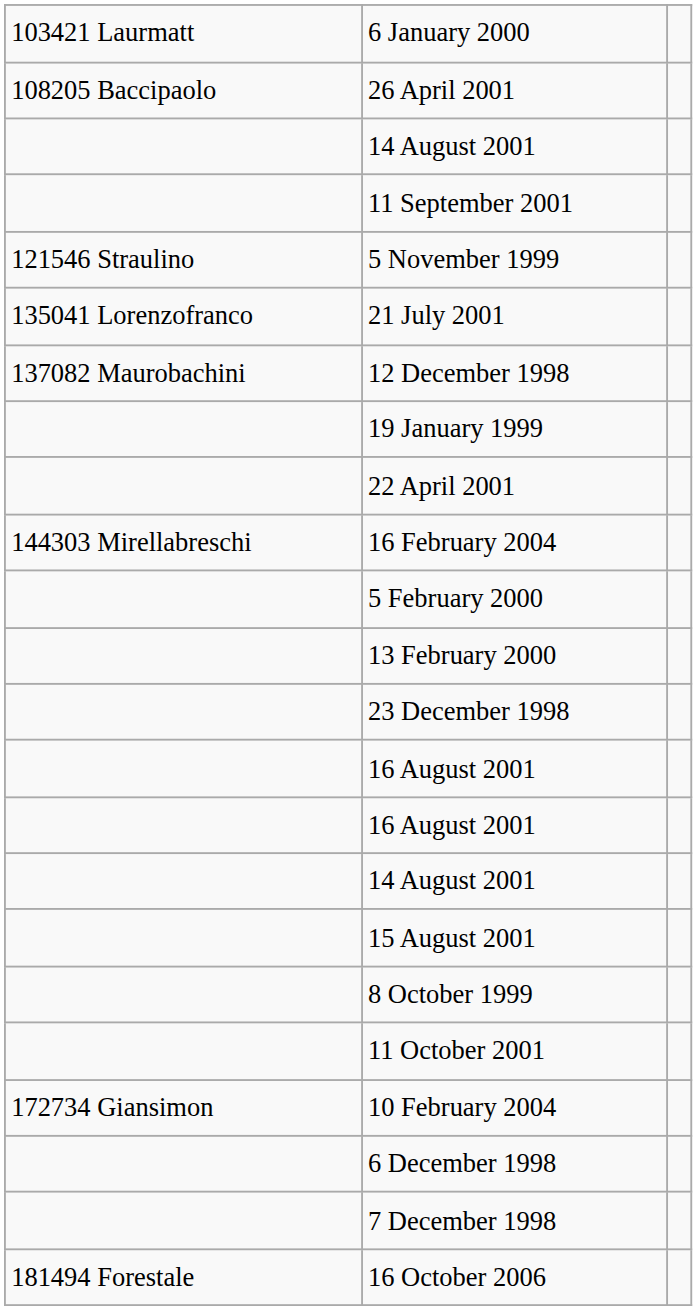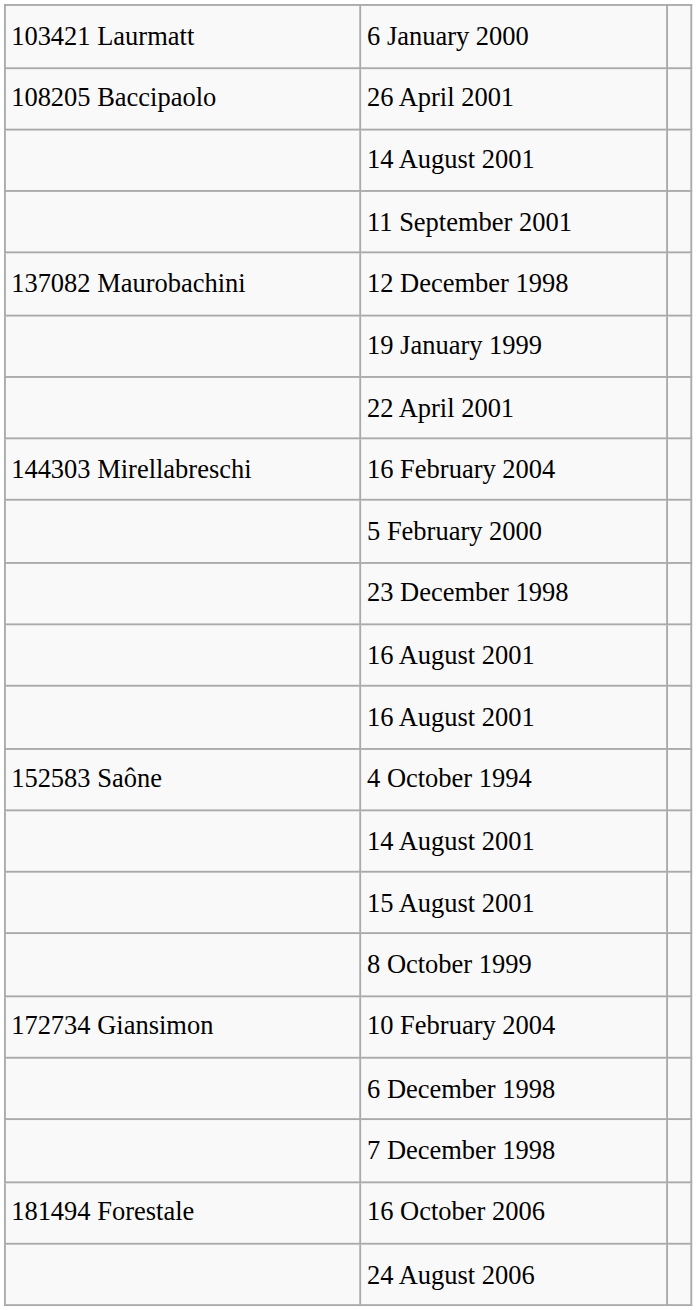- row: (103, 259)
- row: (132, 315)
- row: (183, 655)
+ row: (87, 778)
- row: (183, 1051)
+ row: (183, 1275)
